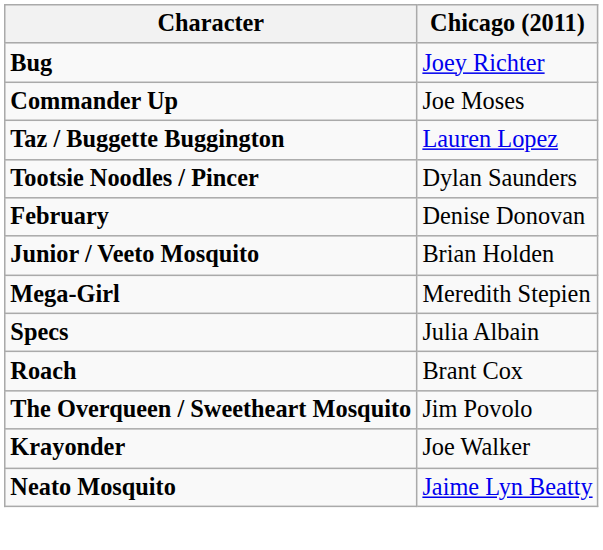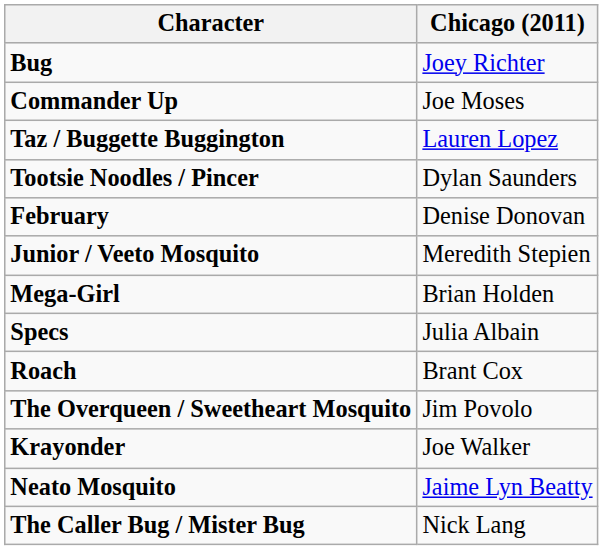(488, 255) Brian Holden -> (506, 255) Meredith Stepien
(506, 293) Meredith Stepien -> (488, 293) Brian Holden
+ row: (158, 525)
